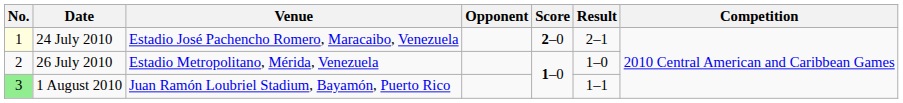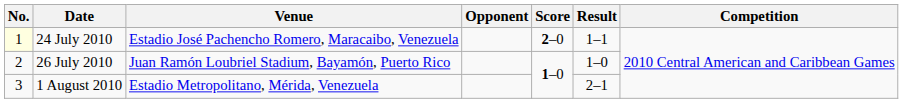(597, 39) 2–1 -> (597, 39) 1–1
(254, 62) Estadio Metropolitano, Mérida, Venezuela -> (290, 62) Juan Ramón Loubriel Stadium, Bayamón, Puerto Rico
(19, 86) lightgreen background -> (19, 86) no background
(290, 86) Juan Ramón Loubriel Stadium, Bayamón, Puerto Rico -> (254, 86) Estadio Metropolitano, Mérida, Venezuela
(597, 86) 1–1 -> (597, 86) 2–1
